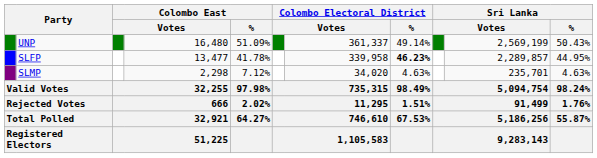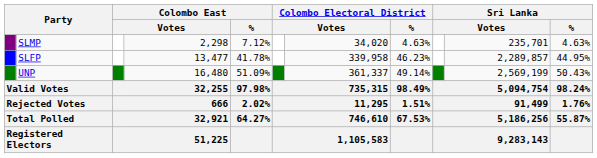rows swapped: (27, 42) <-> (30, 73)
(413, 58) bold -> (413, 58) normal
